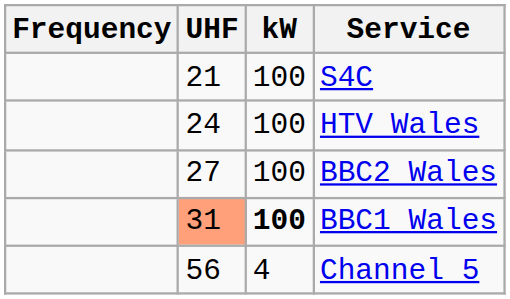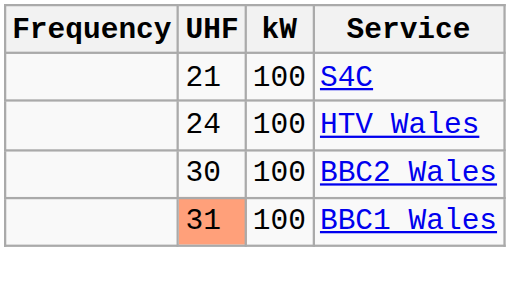(203, 173) 27 -> (203, 173) 30
(279, 222) bold -> (279, 222) normal
- row: (400, 270)
